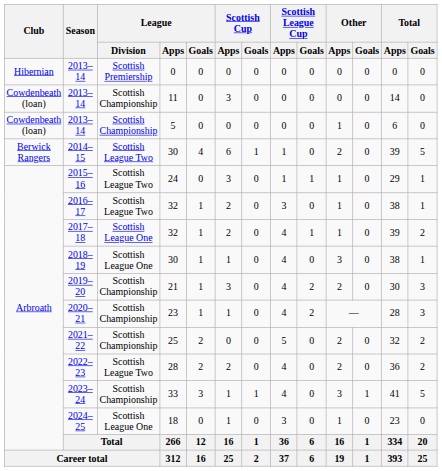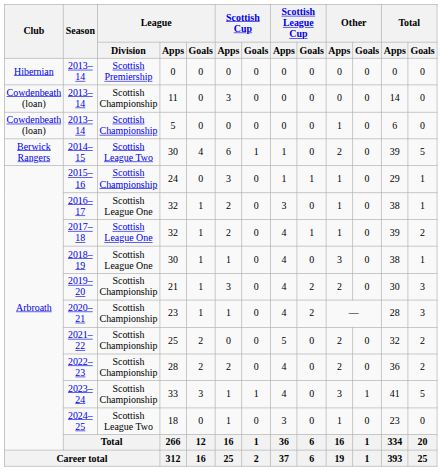(128, 179) Scottish League Two -> (128, 179) Scottish Championship
(128, 206) Scottish League Two -> (128, 206) Scottish League One
(128, 367) Scottish League Two -> (128, 367) Scottish Championship
(128, 421) Scottish League One -> (128, 421) Scottish League Two
